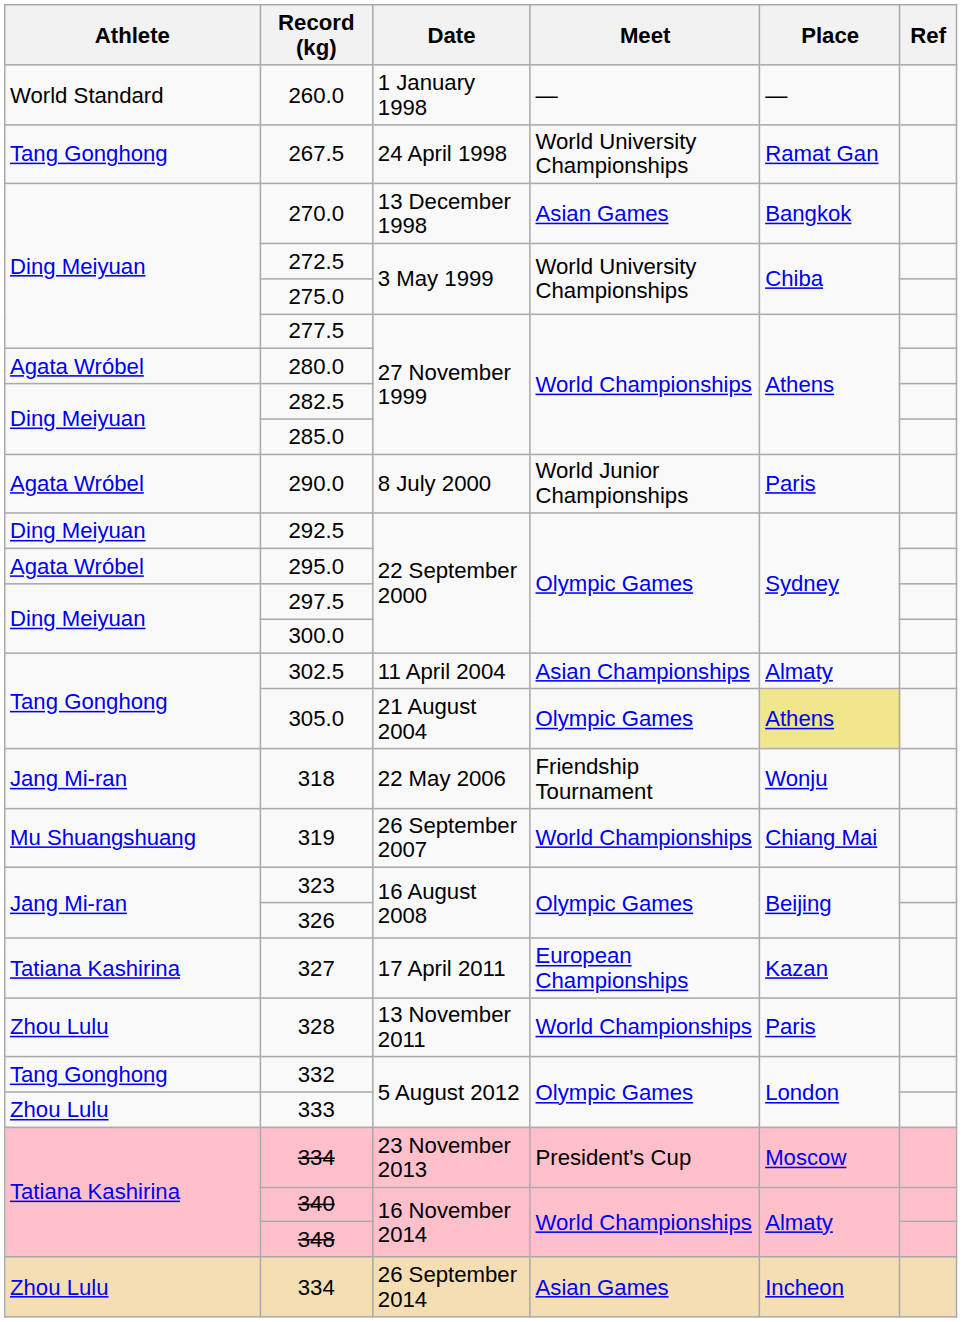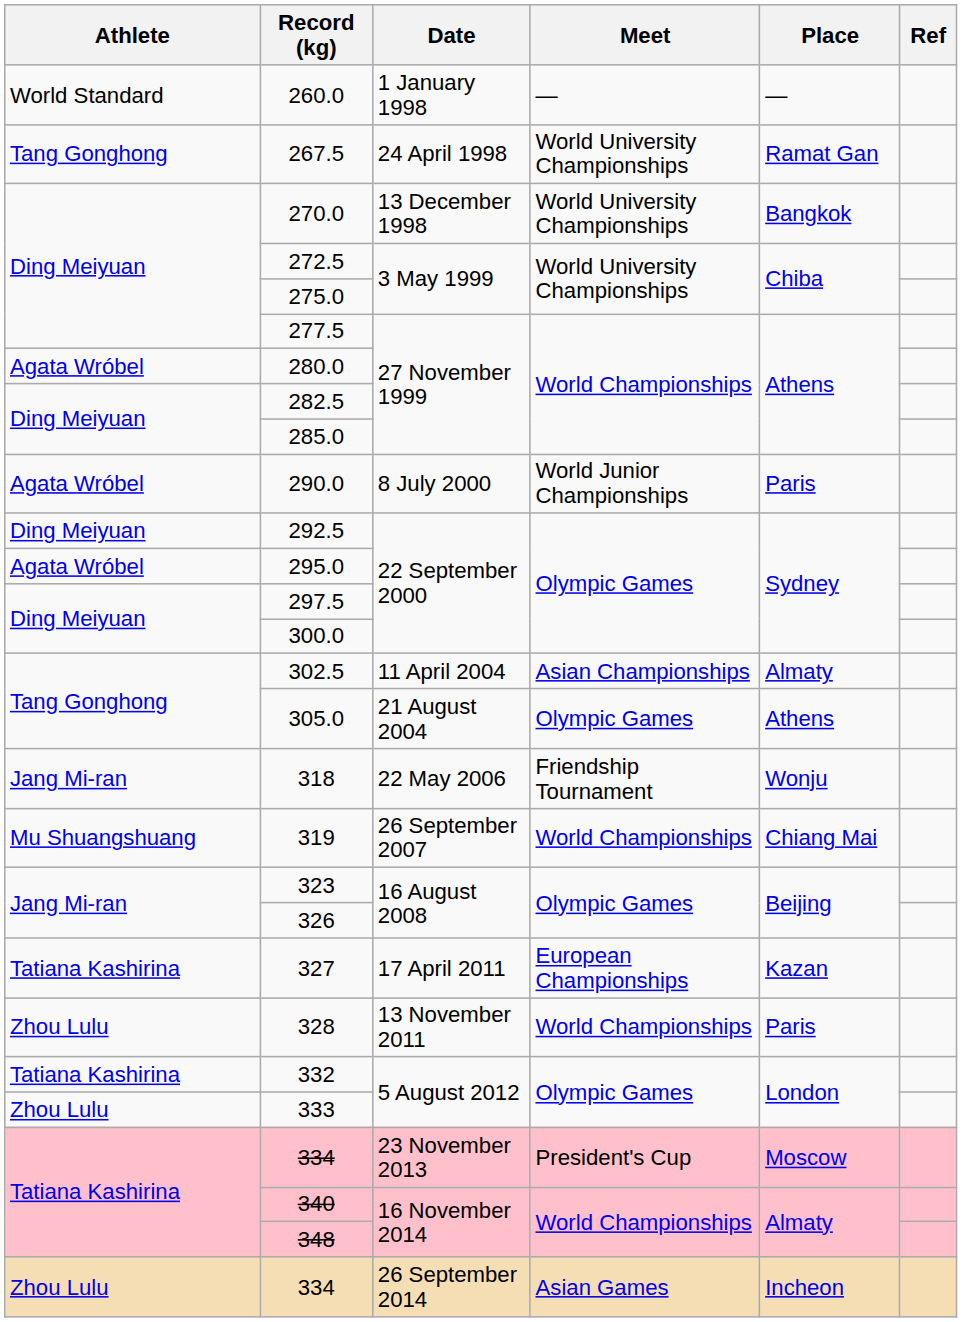(602, 214) Asian Games -> (616, 214) World University Championships
(800, 719) khaki background -> (800, 719) no background
(89, 1075) Tang Gonghong -> (95, 1075) Tatiana Kashirina
